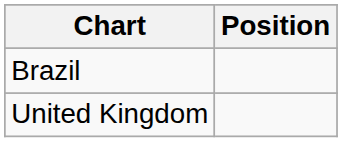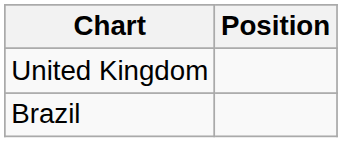rows swapped: (110, 114) <-> (46, 70)
